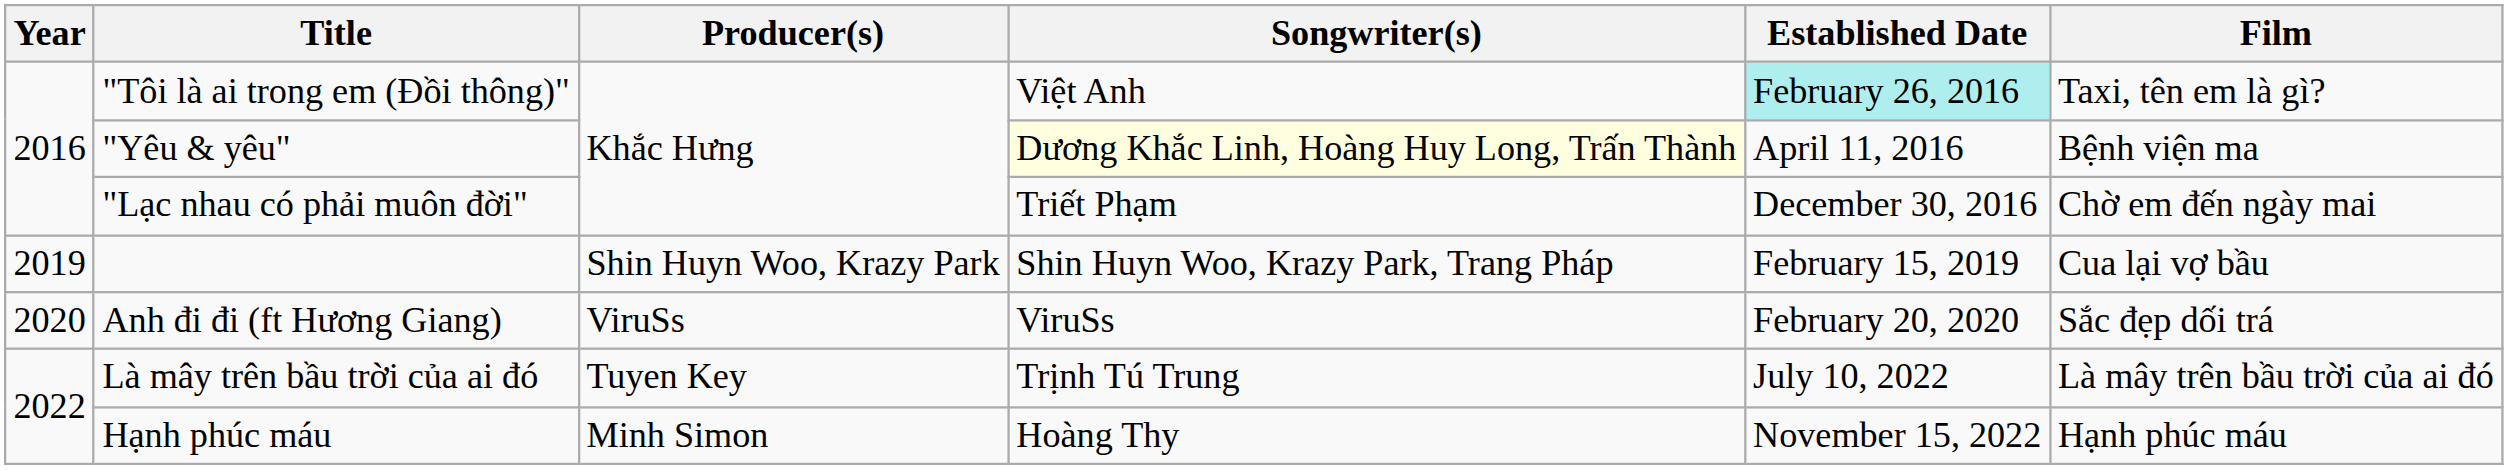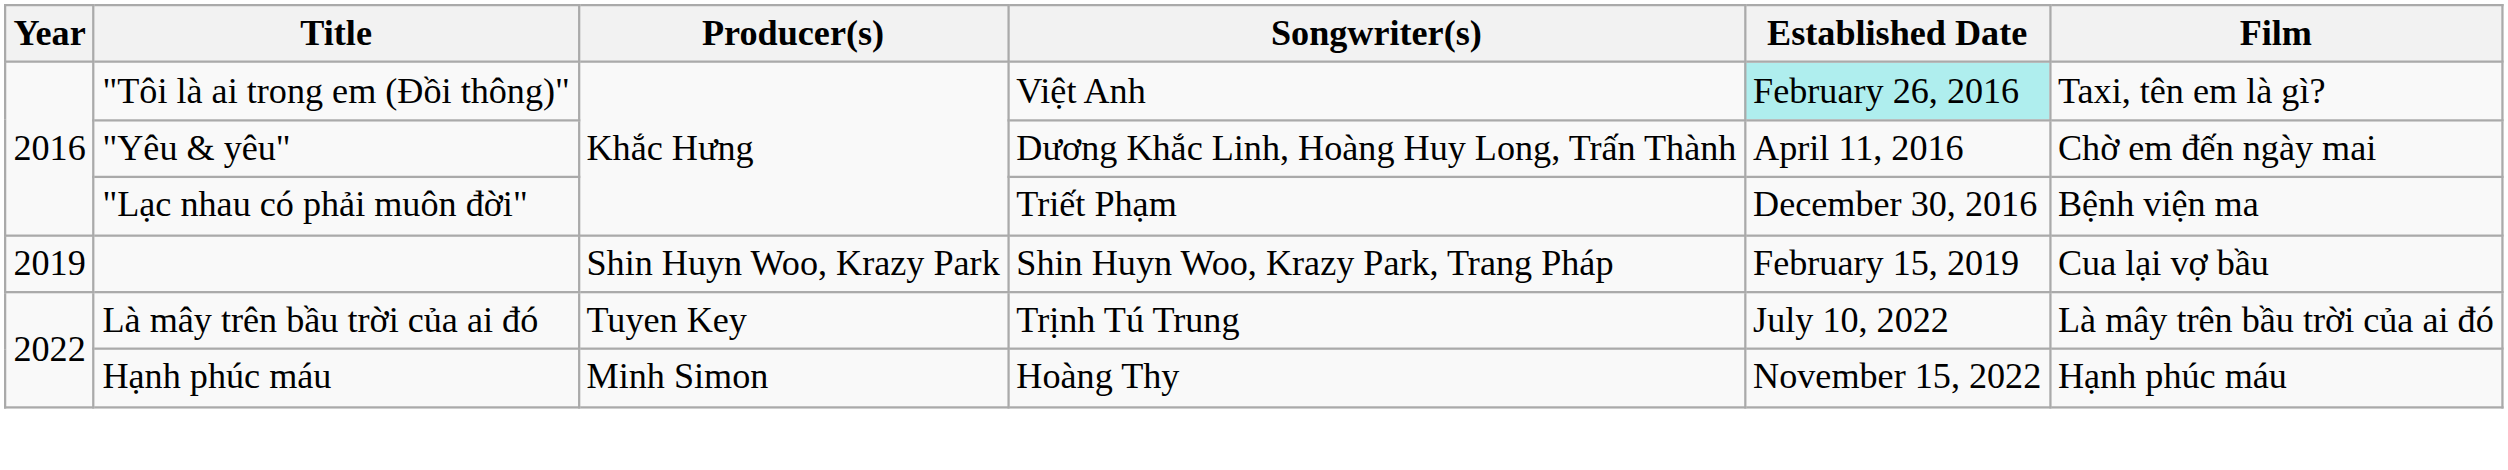(1376, 147) lightyellow background -> (1376, 147) no background
(2158, 147) Bệnh viện ma -> (2217, 147) Chờ em đến ngày mai
(2217, 205) Chờ em đến ngày mai -> (2158, 205) Bệnh viện ma
- row: (302, 319)
